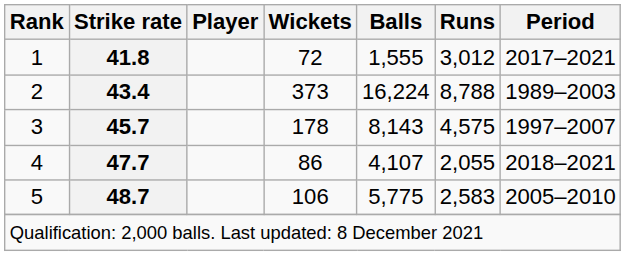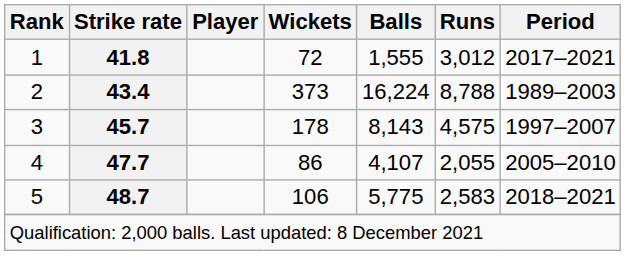(560, 162) 2018–2021 -> (560, 162) 2005–2010
(560, 197) 2005–2010 -> (560, 197) 2018–2021
